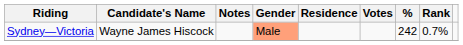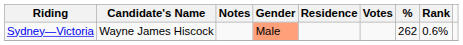(408, 31) 242 -> (408, 31) 262
(435, 31) 0.7% -> (435, 31) 0.6%
